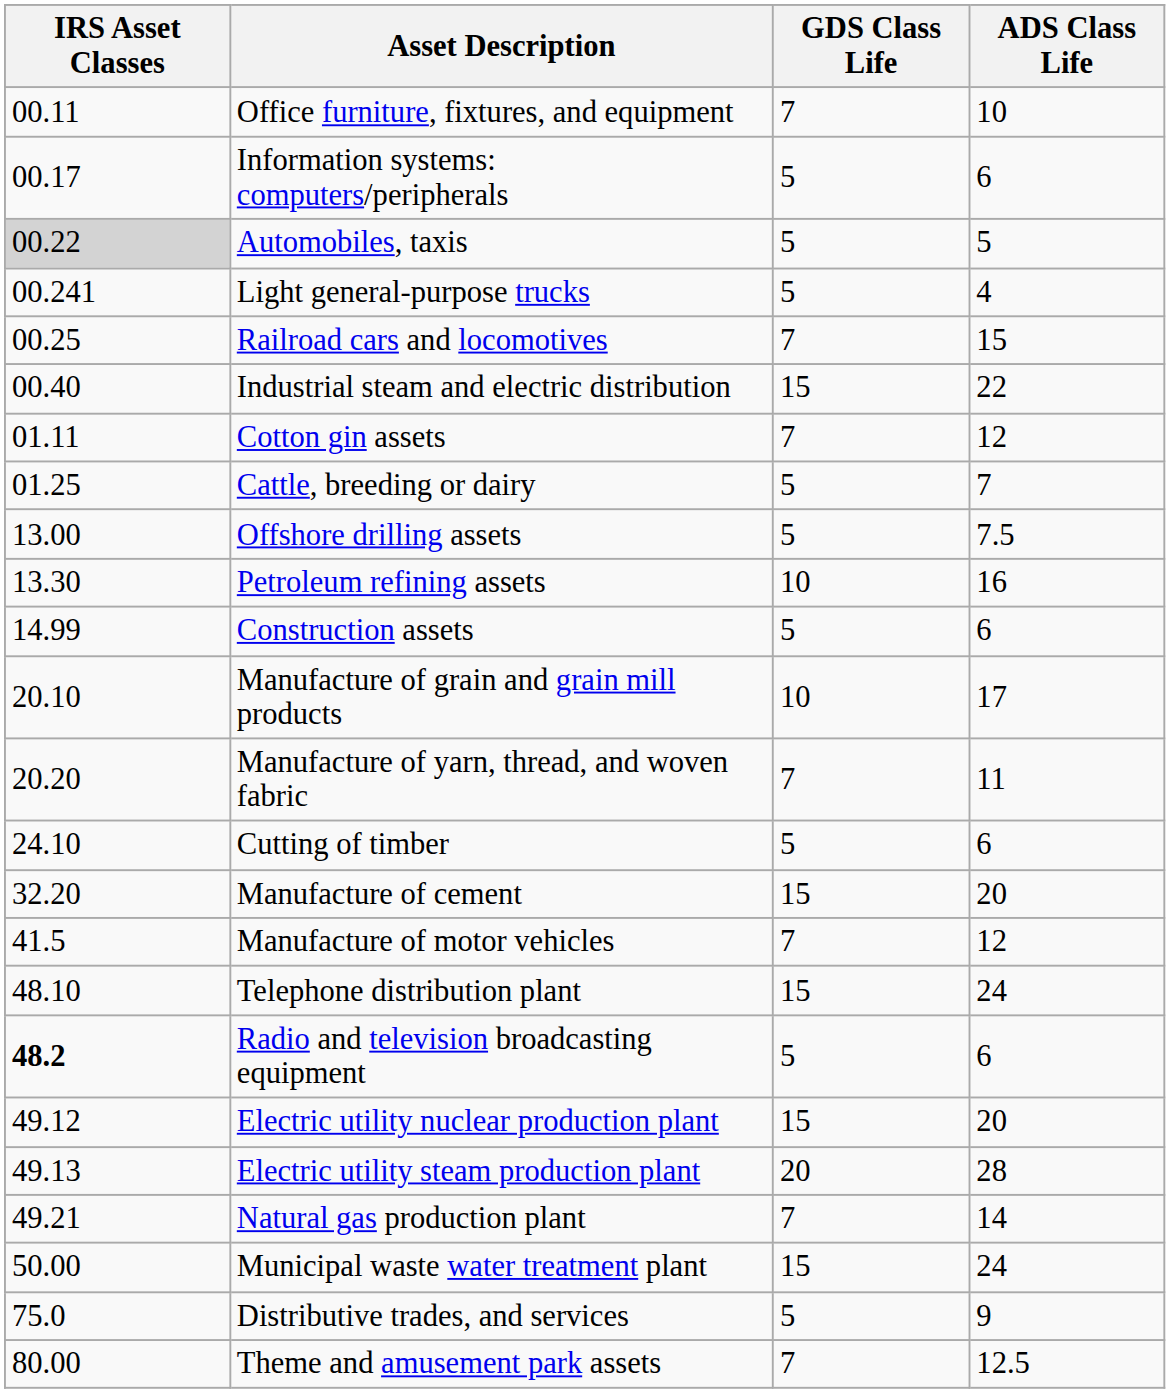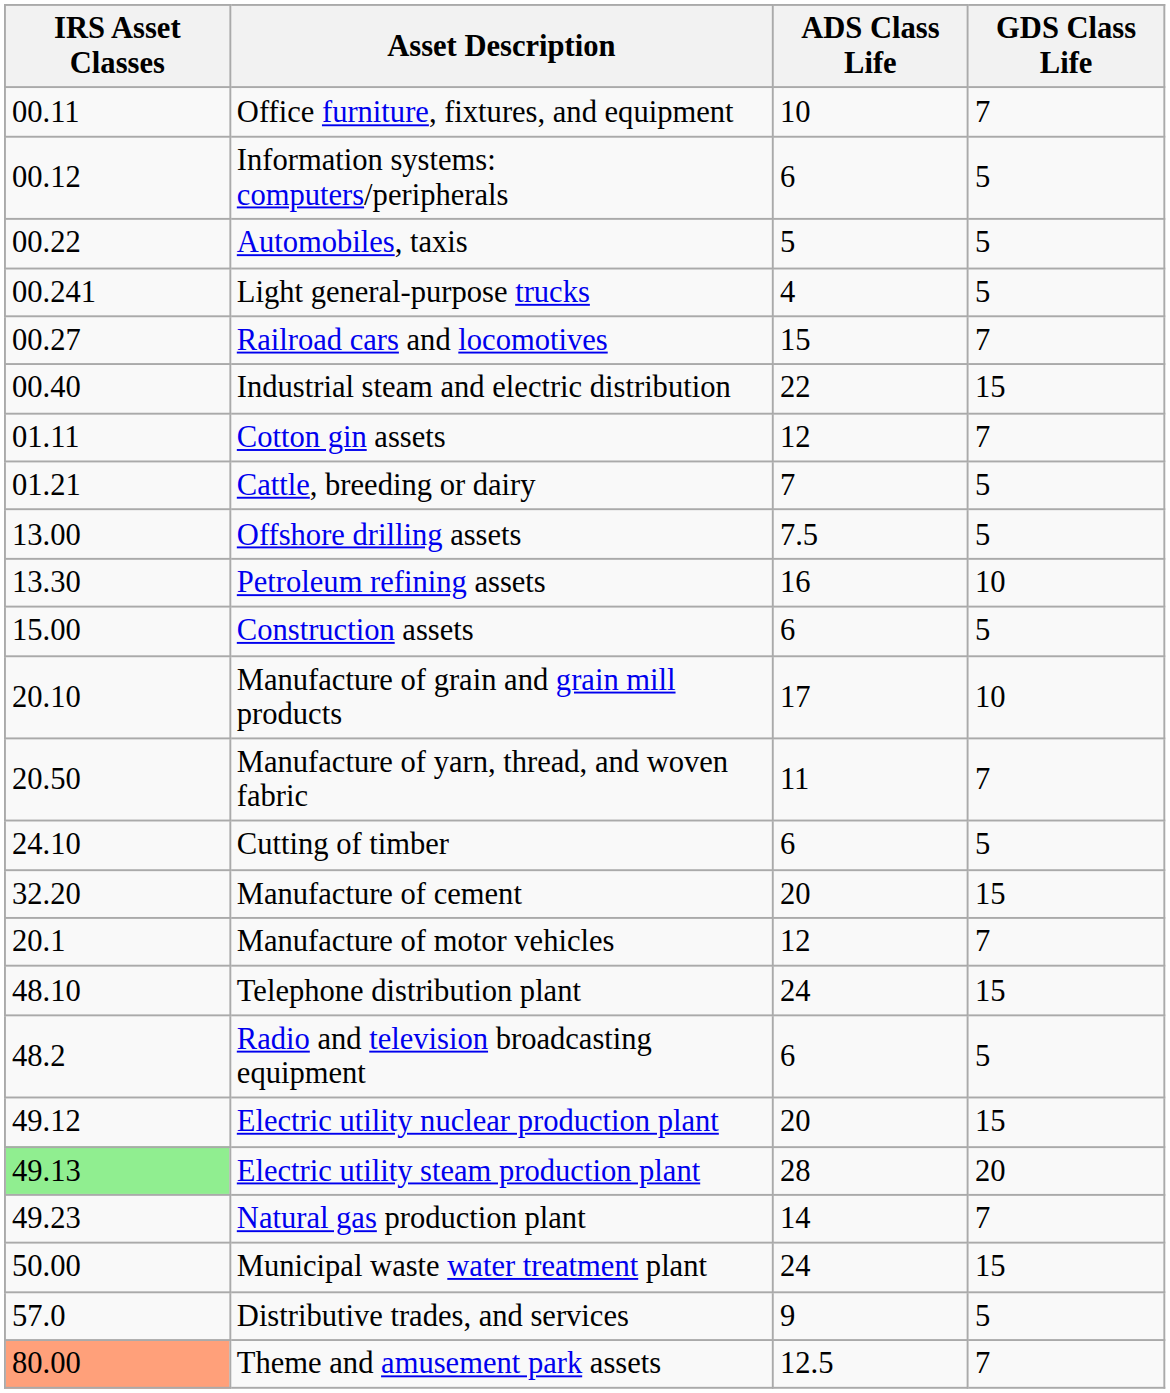columns swapped: (1067, 45) <-> (871, 45)
(46, 177) 00.17 -> (46, 177) 00.12
(46, 242) lightgrey background -> (46, 242) no background
(46, 339) 00.25 -> (46, 339) 00.27
(46, 485) 01.25 -> (46, 485) 01.21
(46, 630) 14.99 -> (46, 630) 15.00
(46, 779) 20.20 -> (46, 779) 20.50
(39, 941) 41.5 -> (39, 941) 20.1
(39, 1055) bold -> (39, 1055) normal
(46, 1169) no background -> (46, 1169) lightgreen background
(46, 1218) 49.21 -> (46, 1218) 49.23
(39, 1315) 75.0 -> (39, 1315) 57.0
(46, 1363) no background -> (46, 1363) lightsalmon background
